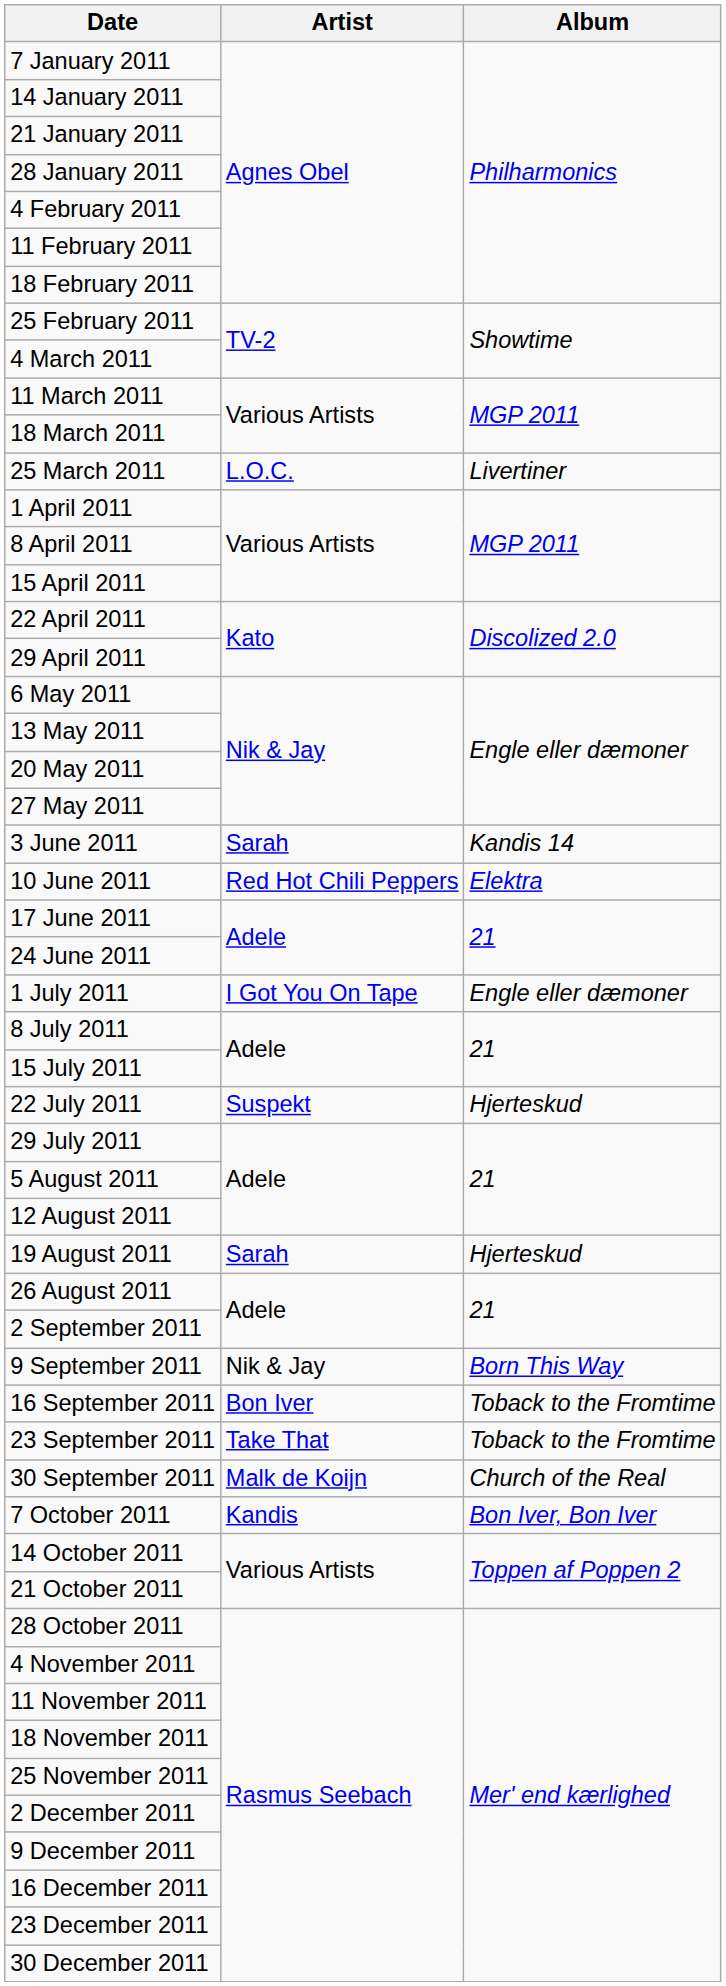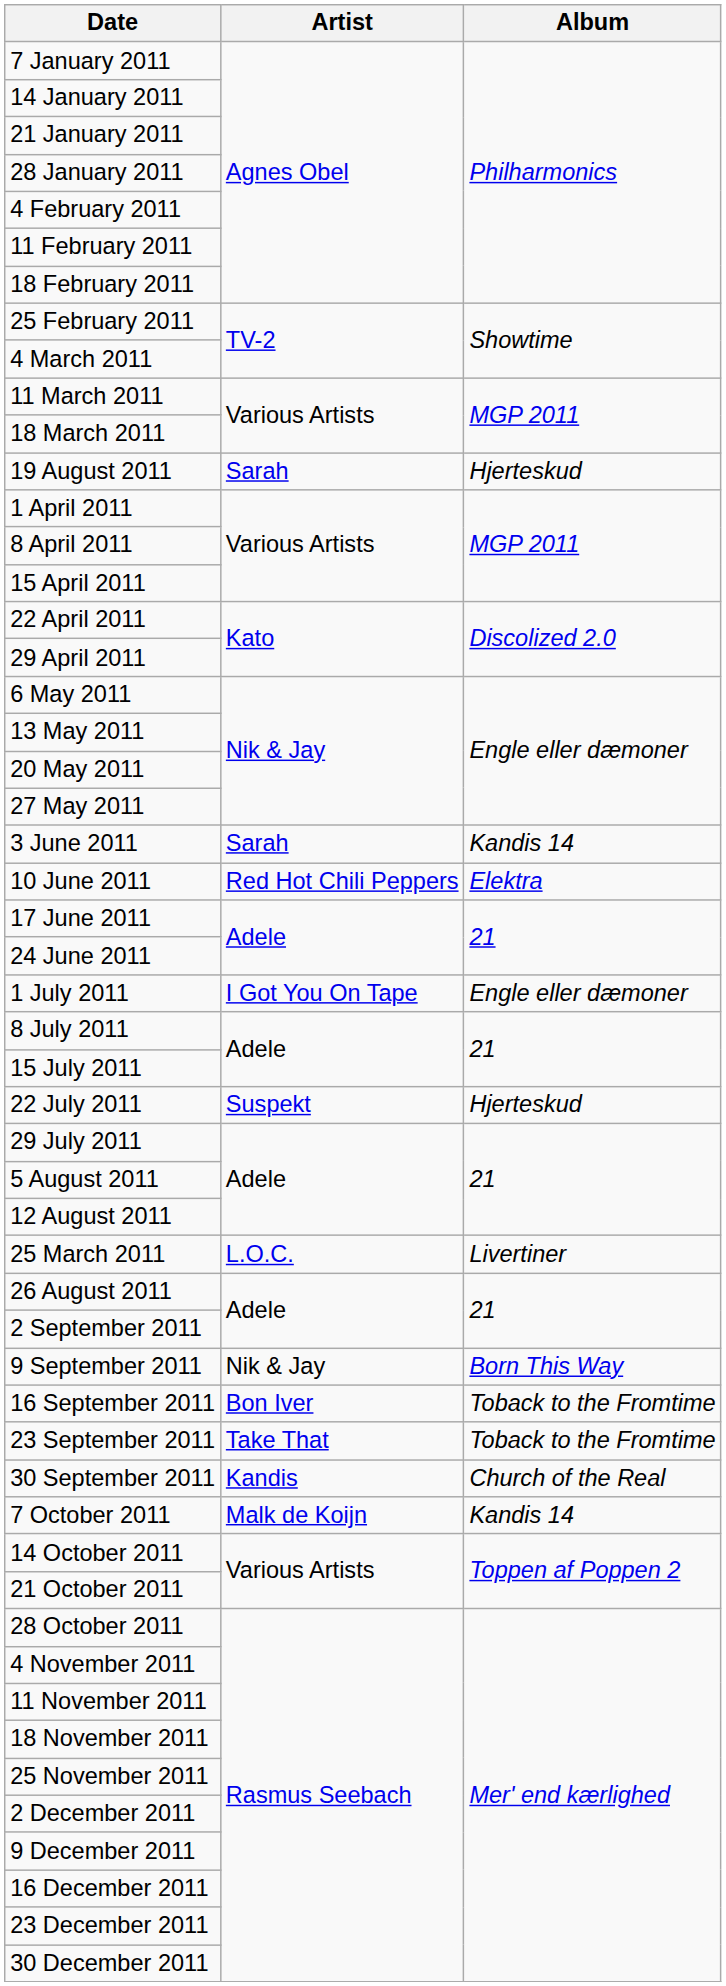rows swapped: (88, 470) <-> (91, 1254)
(296, 1477) Malk de Koijn -> (262, 1477) Kandis
(262, 1515) Kandis -> (296, 1515) Malk de Koijn
(563, 1515) Bon Iver, Bon Iver -> (522, 1515) Kandis 14
